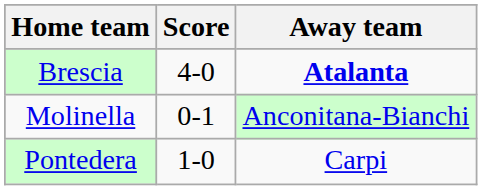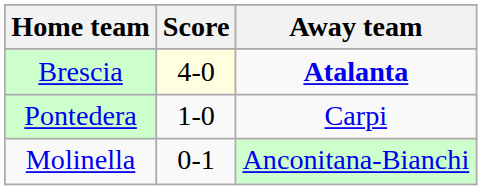(196, 71) no background -> (196, 71) lightyellow background
rows swapped: (81, 160) <-> (81, 116)
